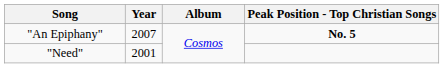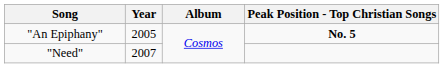(144, 33) 2007 -> (144, 33) 2005
(144, 53) 2001 -> (144, 53) 2007
